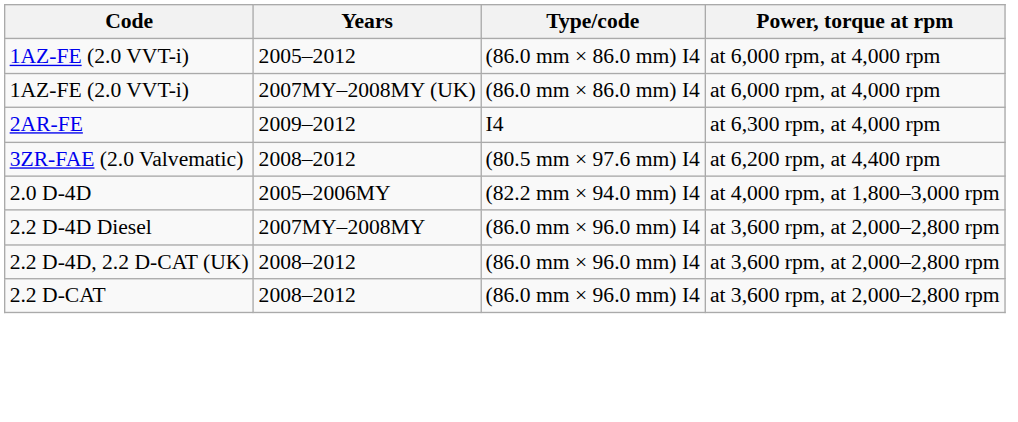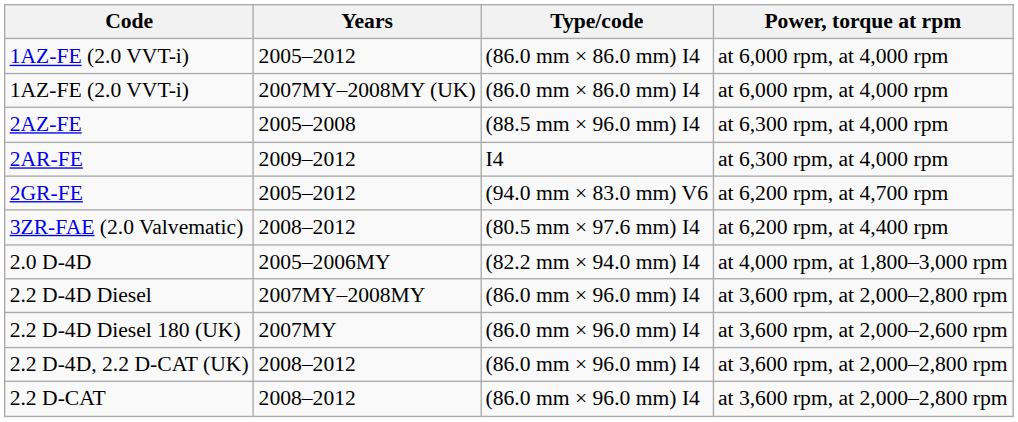+ row: (46, 124)
+ row: (46, 192)
+ row: (125, 329)
